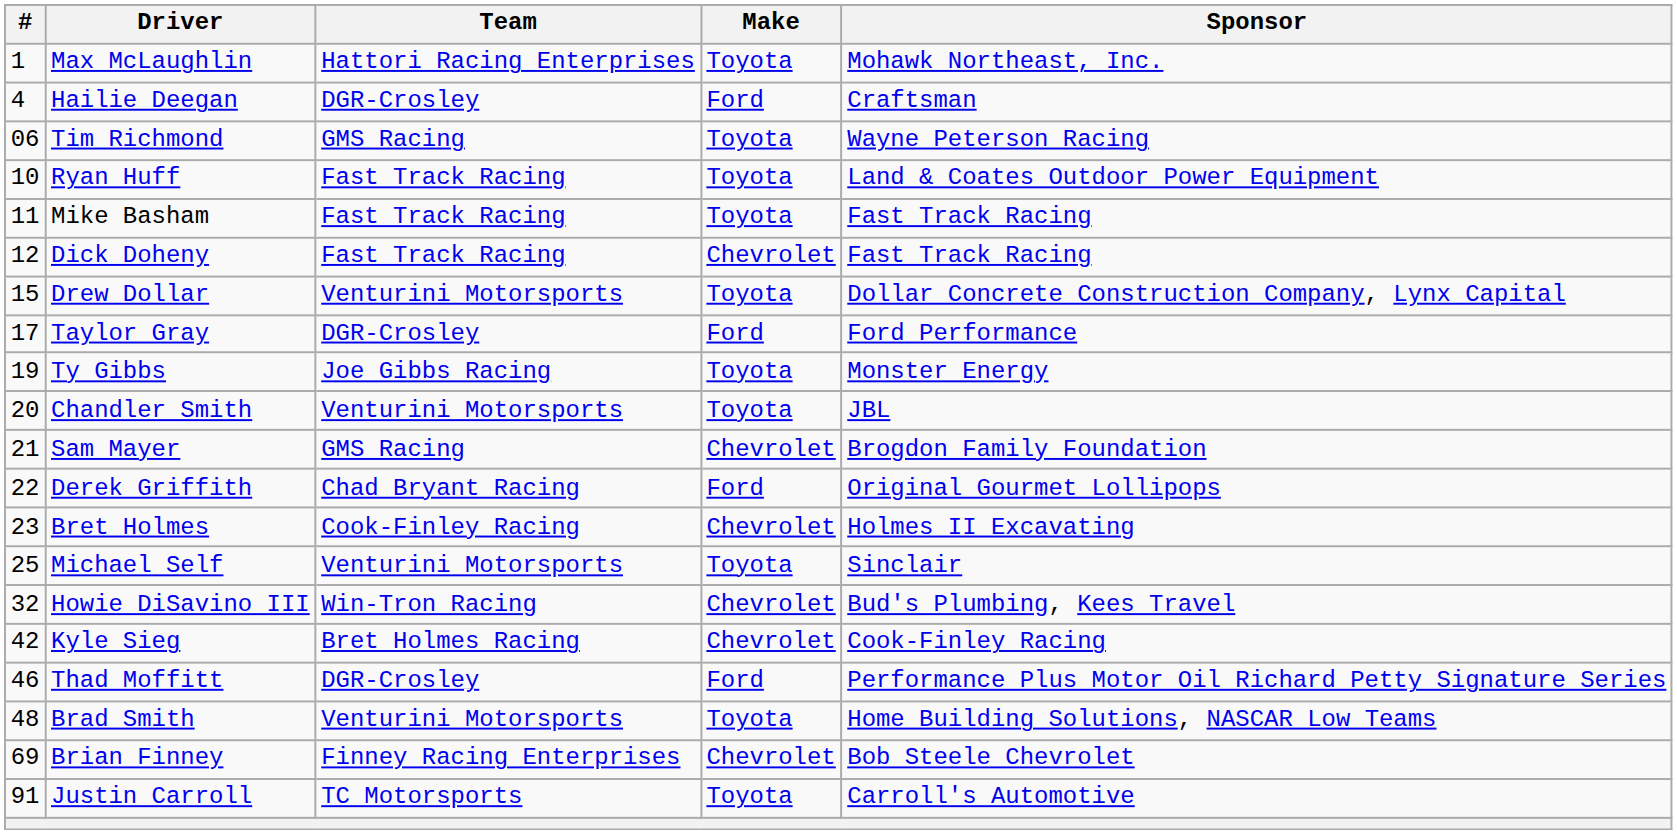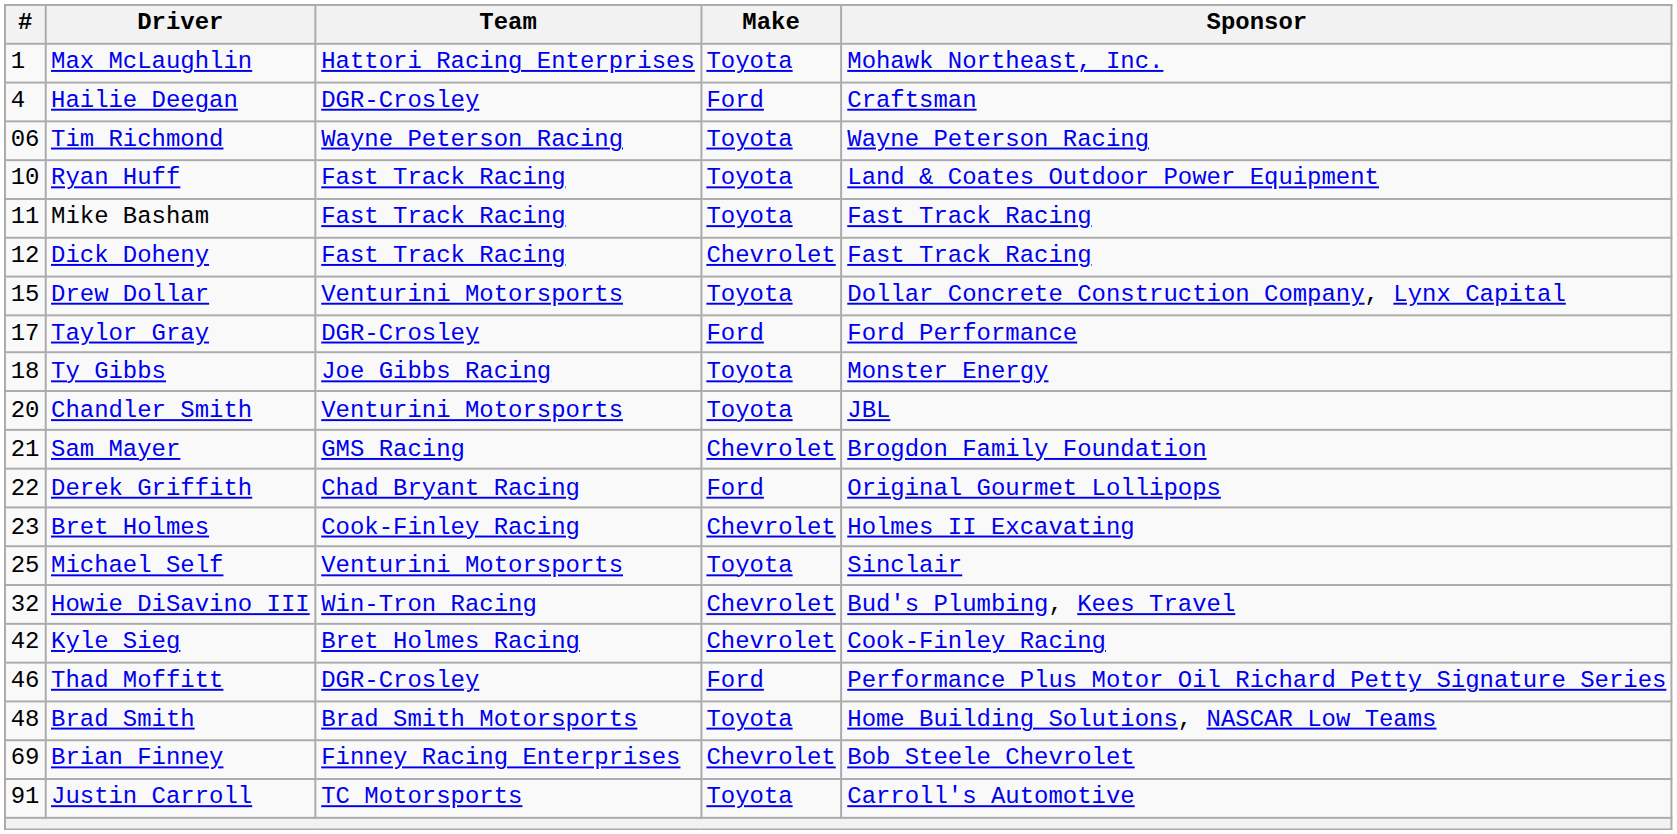(393, 141) GMS Racing -> (472, 141) Wayne Peterson Racing
(25, 373) 19 -> (25, 373) 18
(472, 721) Venturini Motorsports -> (479, 721) Brad Smith Motorsports
